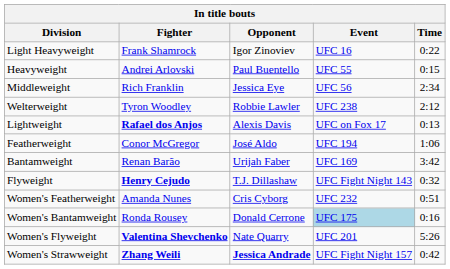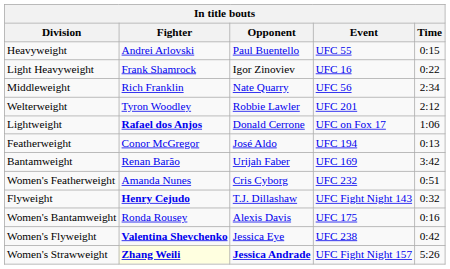rows swapped: (37, 69) <-> (51, 51)
(258, 88) Jessica Eye -> (261, 88) Nate Quarry
(336, 106) UFC 238 -> (336, 106) UFC 201
(262, 125) Alexis Davis -> (269, 125) Donald Cerrone
(430, 125) 0:13 -> (430, 125) 1:06
(430, 143) 1:06 -> (430, 143) 0:13
rows swapped: (30, 180) <-> (61, 199)
(269, 217) Donald Cerrone -> (262, 217) Alexis Davis
(336, 217) lightblue background -> (336, 217) no background
(261, 236) Nate Quarry -> (258, 236) Jessica Eye
(336, 236) UFC 201 -> (336, 236) UFC 238
(430, 236) 5:26 -> (430, 236) 0:42
(151, 254) no background -> (151, 254) lightyellow background
(430, 254) 0:42 -> (430, 254) 5:26
